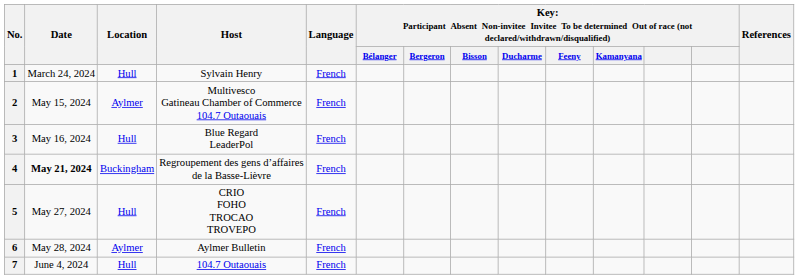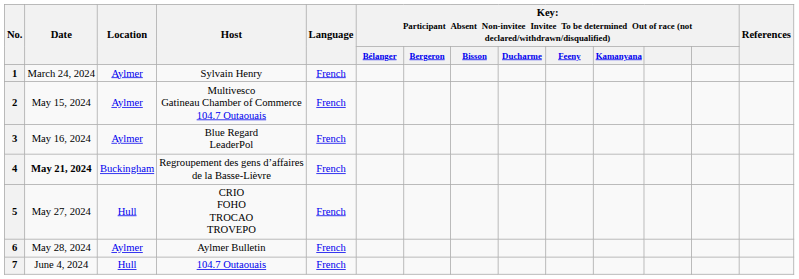(127, 72) Hull -> (127, 72) Aylmer
(127, 139) Hull -> (127, 139) Aylmer
